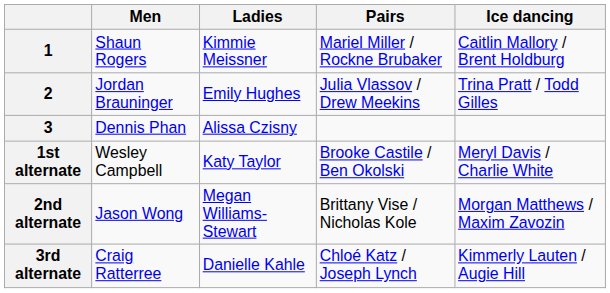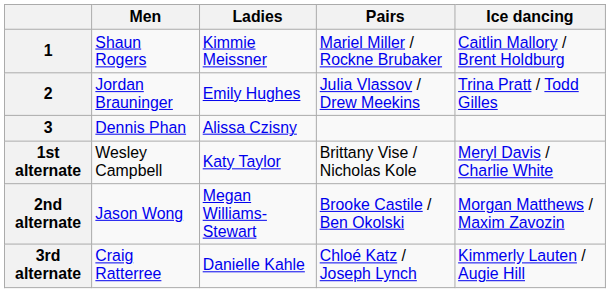(376, 162) Brooke Castile / Ben Okolski -> (368, 162) Brittany Vise / Nicholas Kole
(368, 213) Brittany Vise / Nicholas Kole -> (376, 213) Brooke Castile / Ben Okolski
